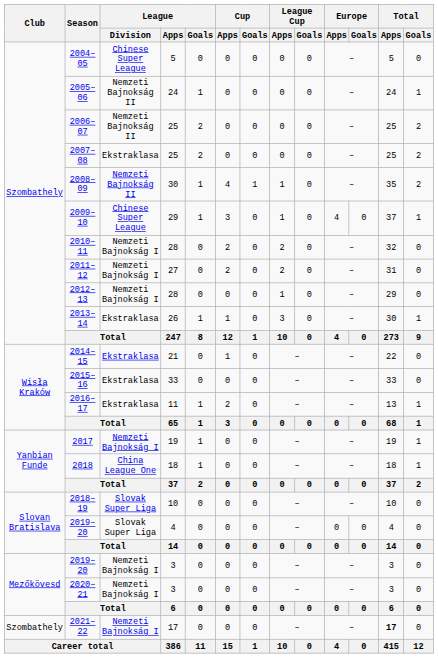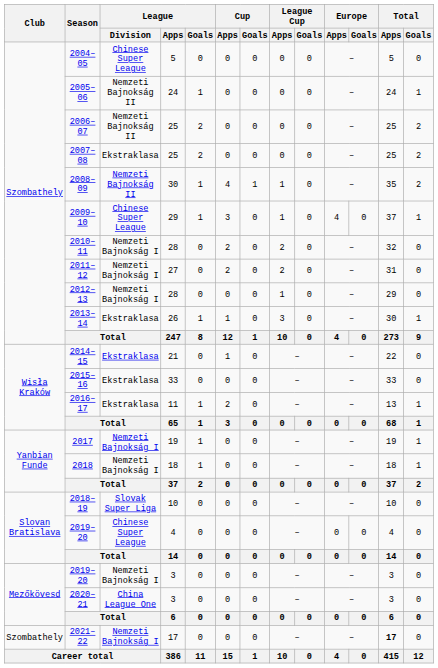(130, 466) China League One -> (130, 466) Nemzeti Bajnokság I
(130, 528) Slovak Super Liga -> (130, 533) Chinese Super League
(130, 589) Nemzeti Bajnokság I -> (130, 599) China League One
